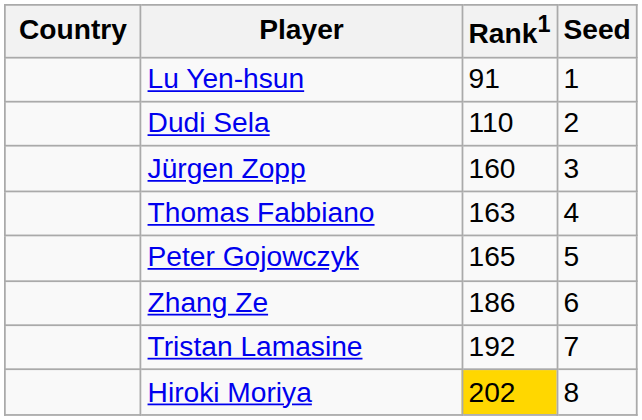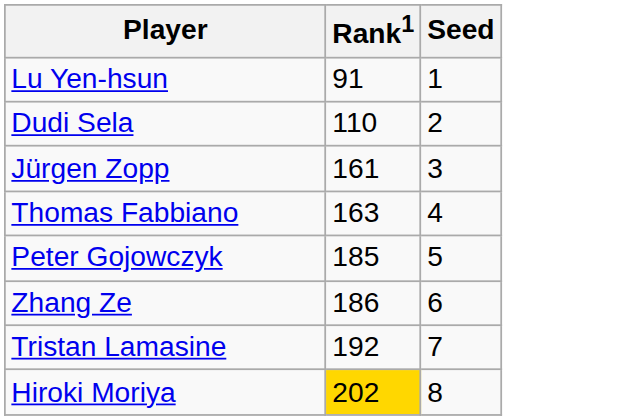- column: (73, 30)
(492, 168) 160 -> (356, 168) 161
(492, 257) 165 -> (356, 257) 185
